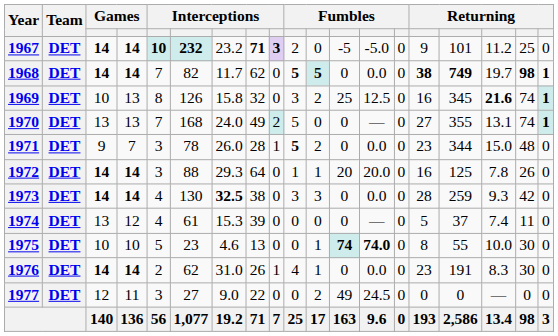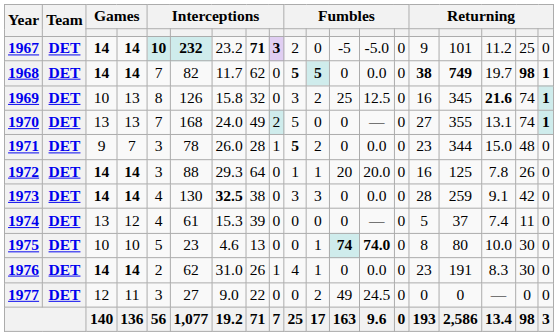(499, 196) 9.3 -> (499, 196) 9.1
(460, 245) 55 -> (460, 245) 80
